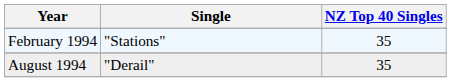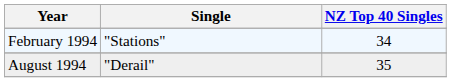(384, 40) 35 -> (384, 40) 34
